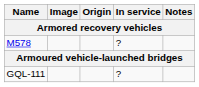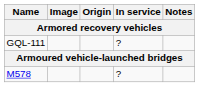rows swapped: (19, 43) <-> (26, 74)
